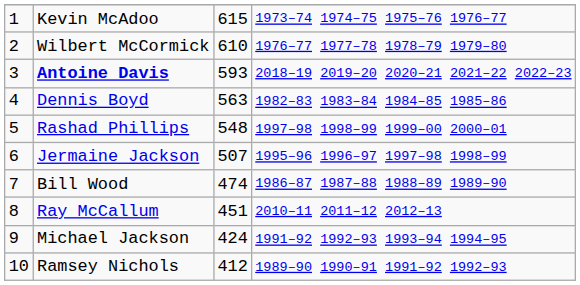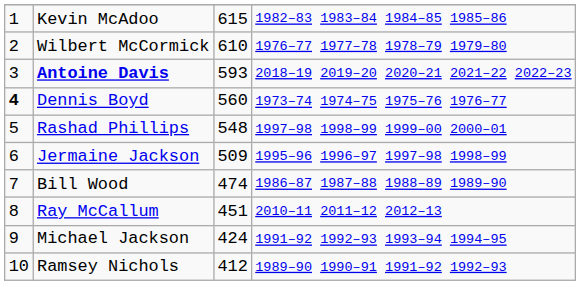(381, 18) 1973–74 1974–75 1975–76 1976–77 -> (381, 18) 1982–83 1983–84 1984–85 1985–86
(14, 101) normal -> (14, 101) bold
(233, 101) 563 -> (233, 101) 560
(381, 101) 1982–83 1983–84 1984–85 1985–86 -> (381, 101) 1973–74 1974–75 1975–76 1976–77
(233, 156) 507 -> (233, 156) 509
